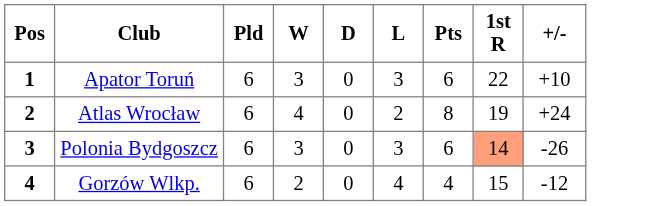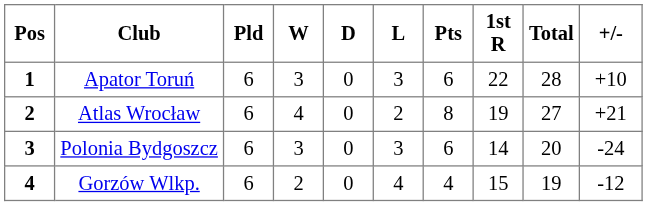+ column: (551, 33)
(555, 113) +24 -> (611, 113) +21
(498, 148) lightsalmon background -> (498, 148) no background
(555, 148) -26 -> (611, 148) -24
